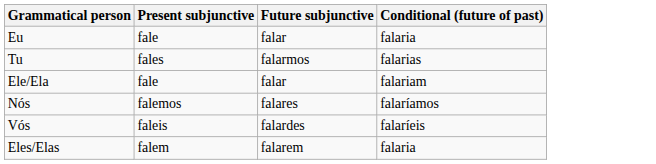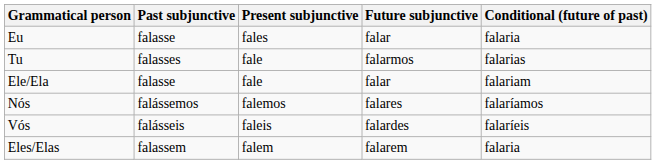+ column: (186, 15)
(148, 37) fale -> (255, 37) fales
(151, 59) fales -> (252, 59) fale
